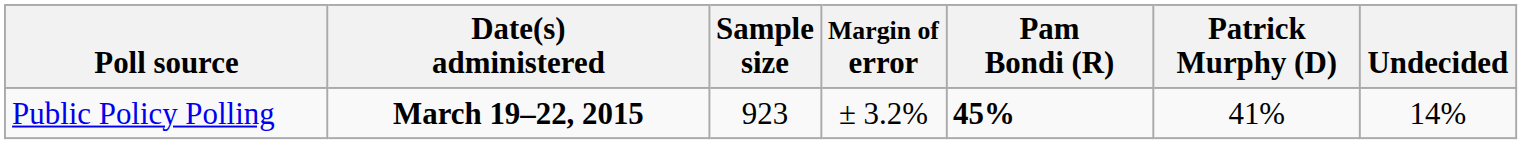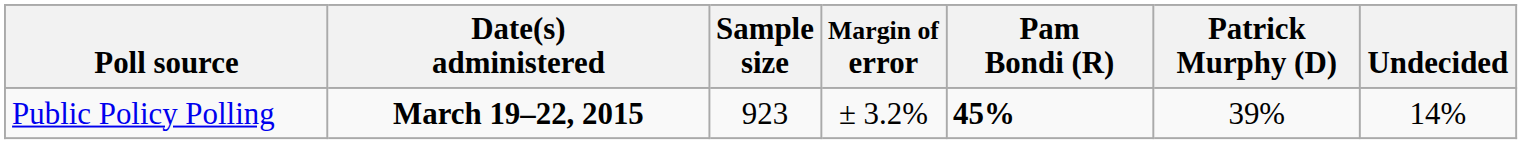(1257, 112) 41% -> (1257, 112) 39%
